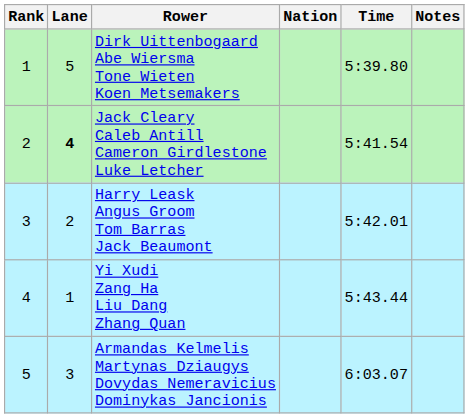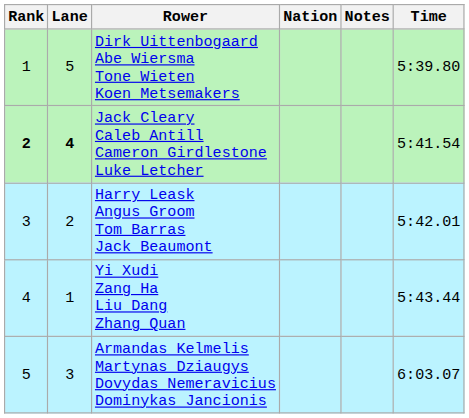columns swapped: (376, 17) <-> (438, 17)
(26, 144) normal -> (26, 144) bold
